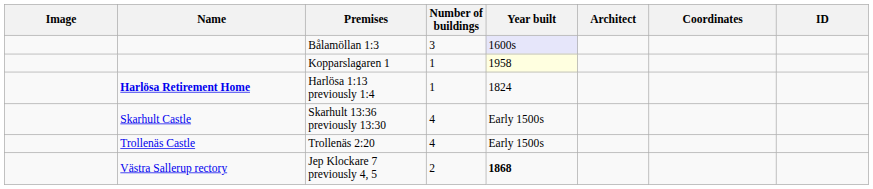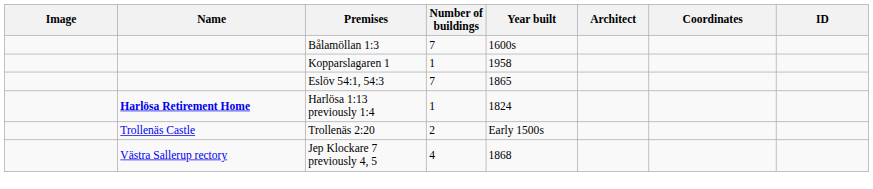(432, 44) 3 -> (432, 44) 7
(502, 44) lavender background -> (502, 44) no background
(500, 63) lightyellow background -> (500, 63) no background
+ row: (346, 81)
- row: (347, 119)
(432, 143) 4 -> (432, 130) 2
(432, 168) 2 -> (432, 155) 4
(500, 168) bold -> (500, 155) normal
